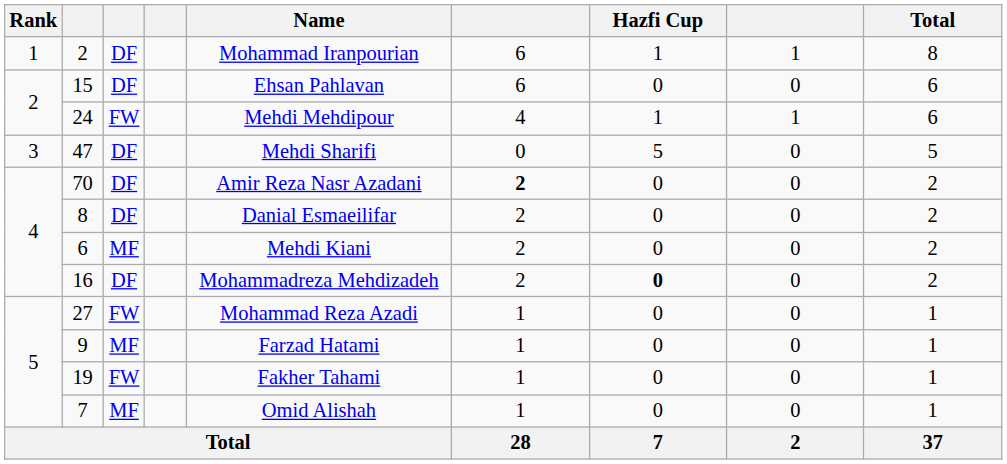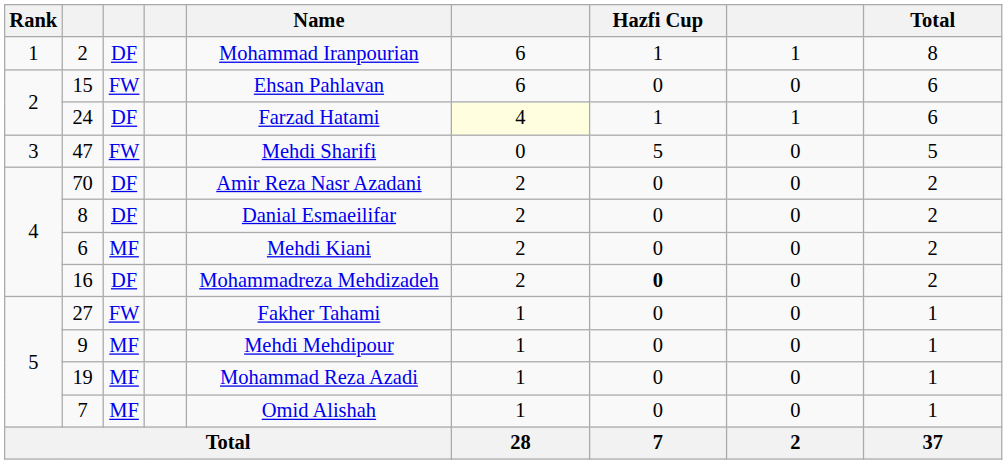(124, 85) DF -> (124, 85) FW
(124, 118) FW -> (124, 118) DF
(319, 118) Mehdi Mehdipour -> (319, 118) Farzad Hatami
(520, 118) no background -> (520, 118) lightyellow background
(124, 150) DF -> (124, 150) FW
(520, 183) bold -> (520, 183) normal
(319, 313) Mohammad Reza Azadi -> (319, 313) Fakher Tahami
(319, 345) Farzad Hatami -> (319, 345) Mehdi Mehdipour
(124, 378) FW -> (124, 378) MF
(319, 378) Fakher Tahami -> (319, 378) Mohammad Reza Azadi
